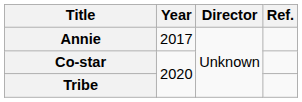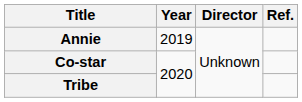(176, 39) 2017 -> (176, 39) 2019
